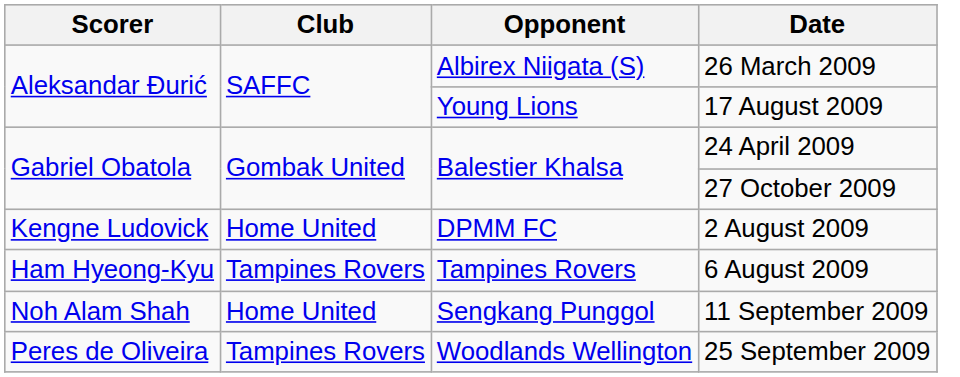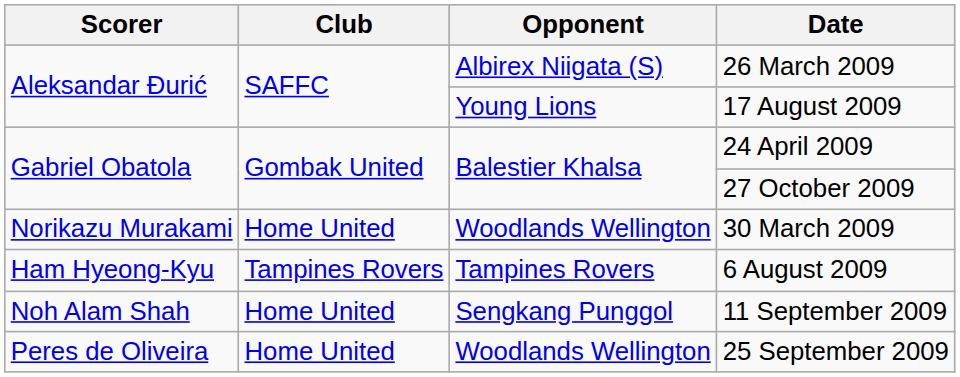+ row: (809, 229)
- row: (786, 229)
(325, 351) Tampines Rovers -> (320, 351) Home United
